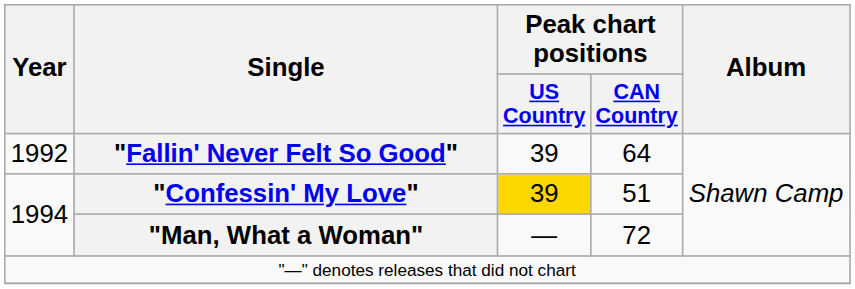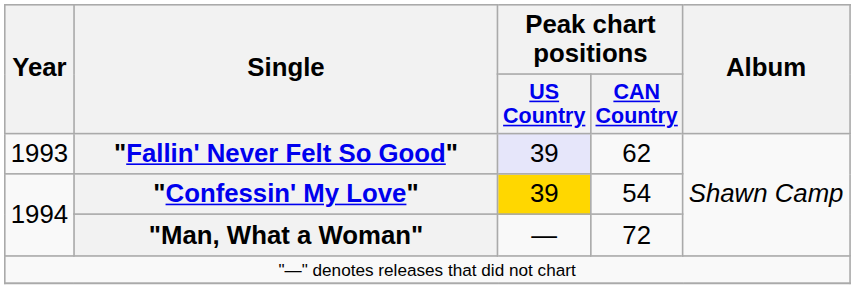(39, 153) 1992 -> (39, 153) 1993
(544, 153) no background -> (544, 153) lavender background
(637, 153) 64 -> (637, 153) 62
(637, 194) 51 -> (637, 194) 54
